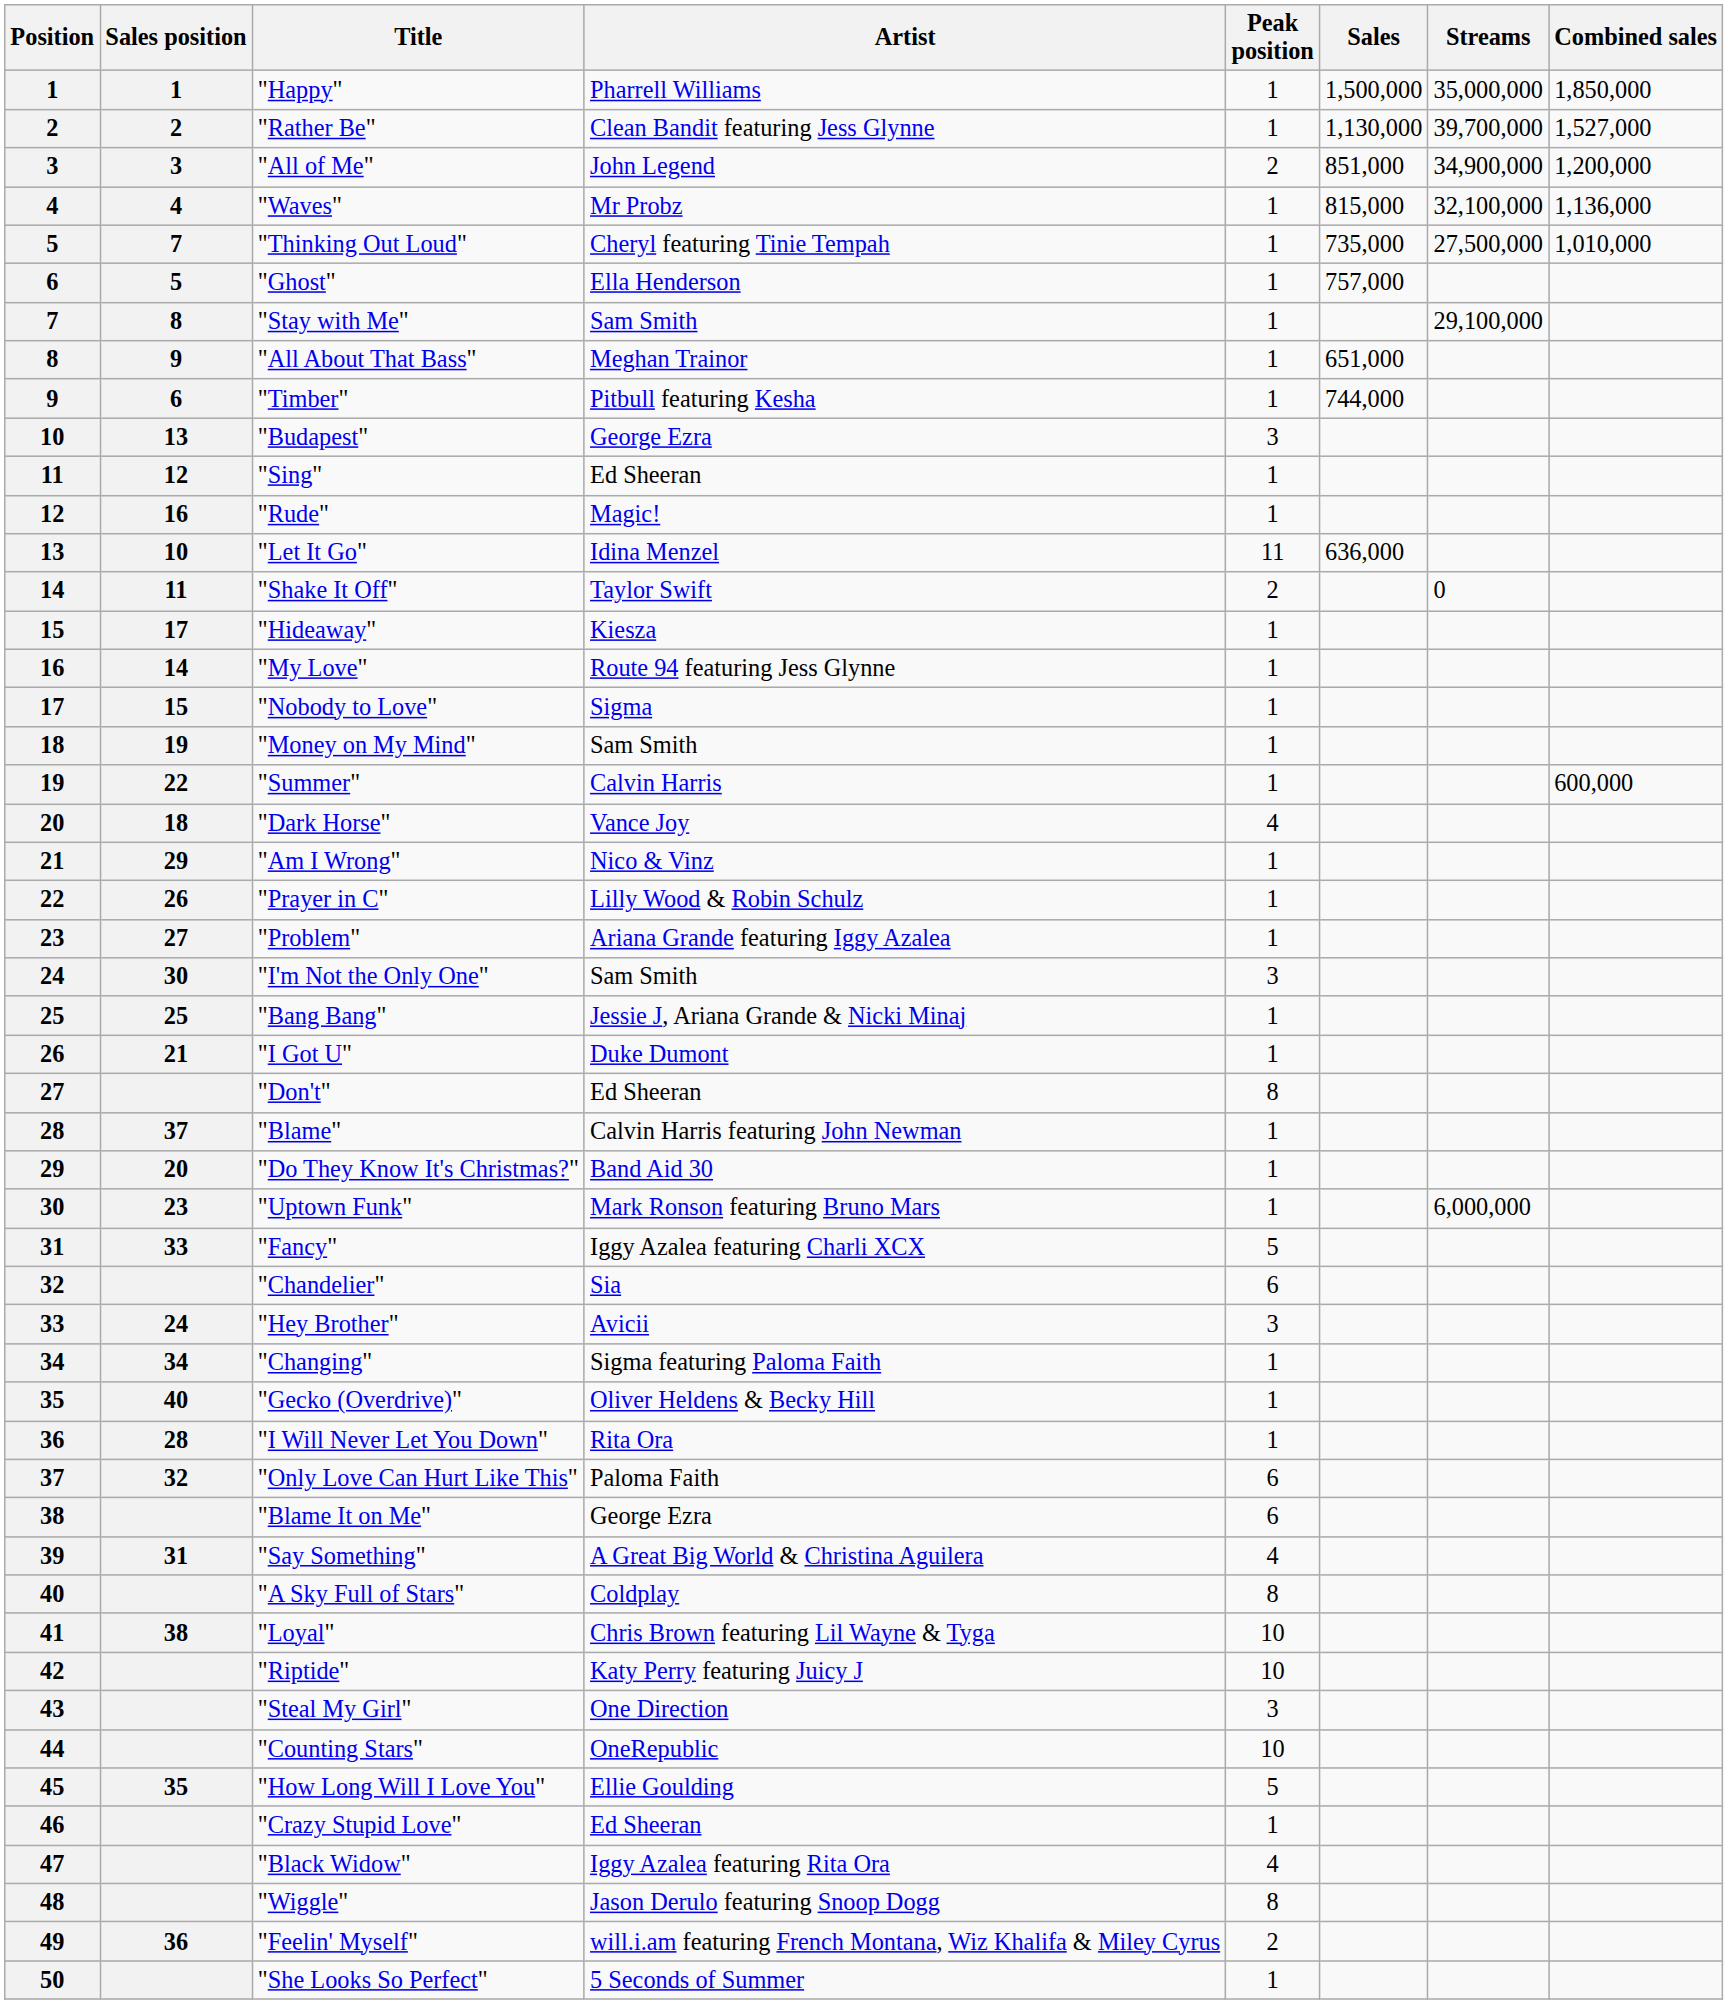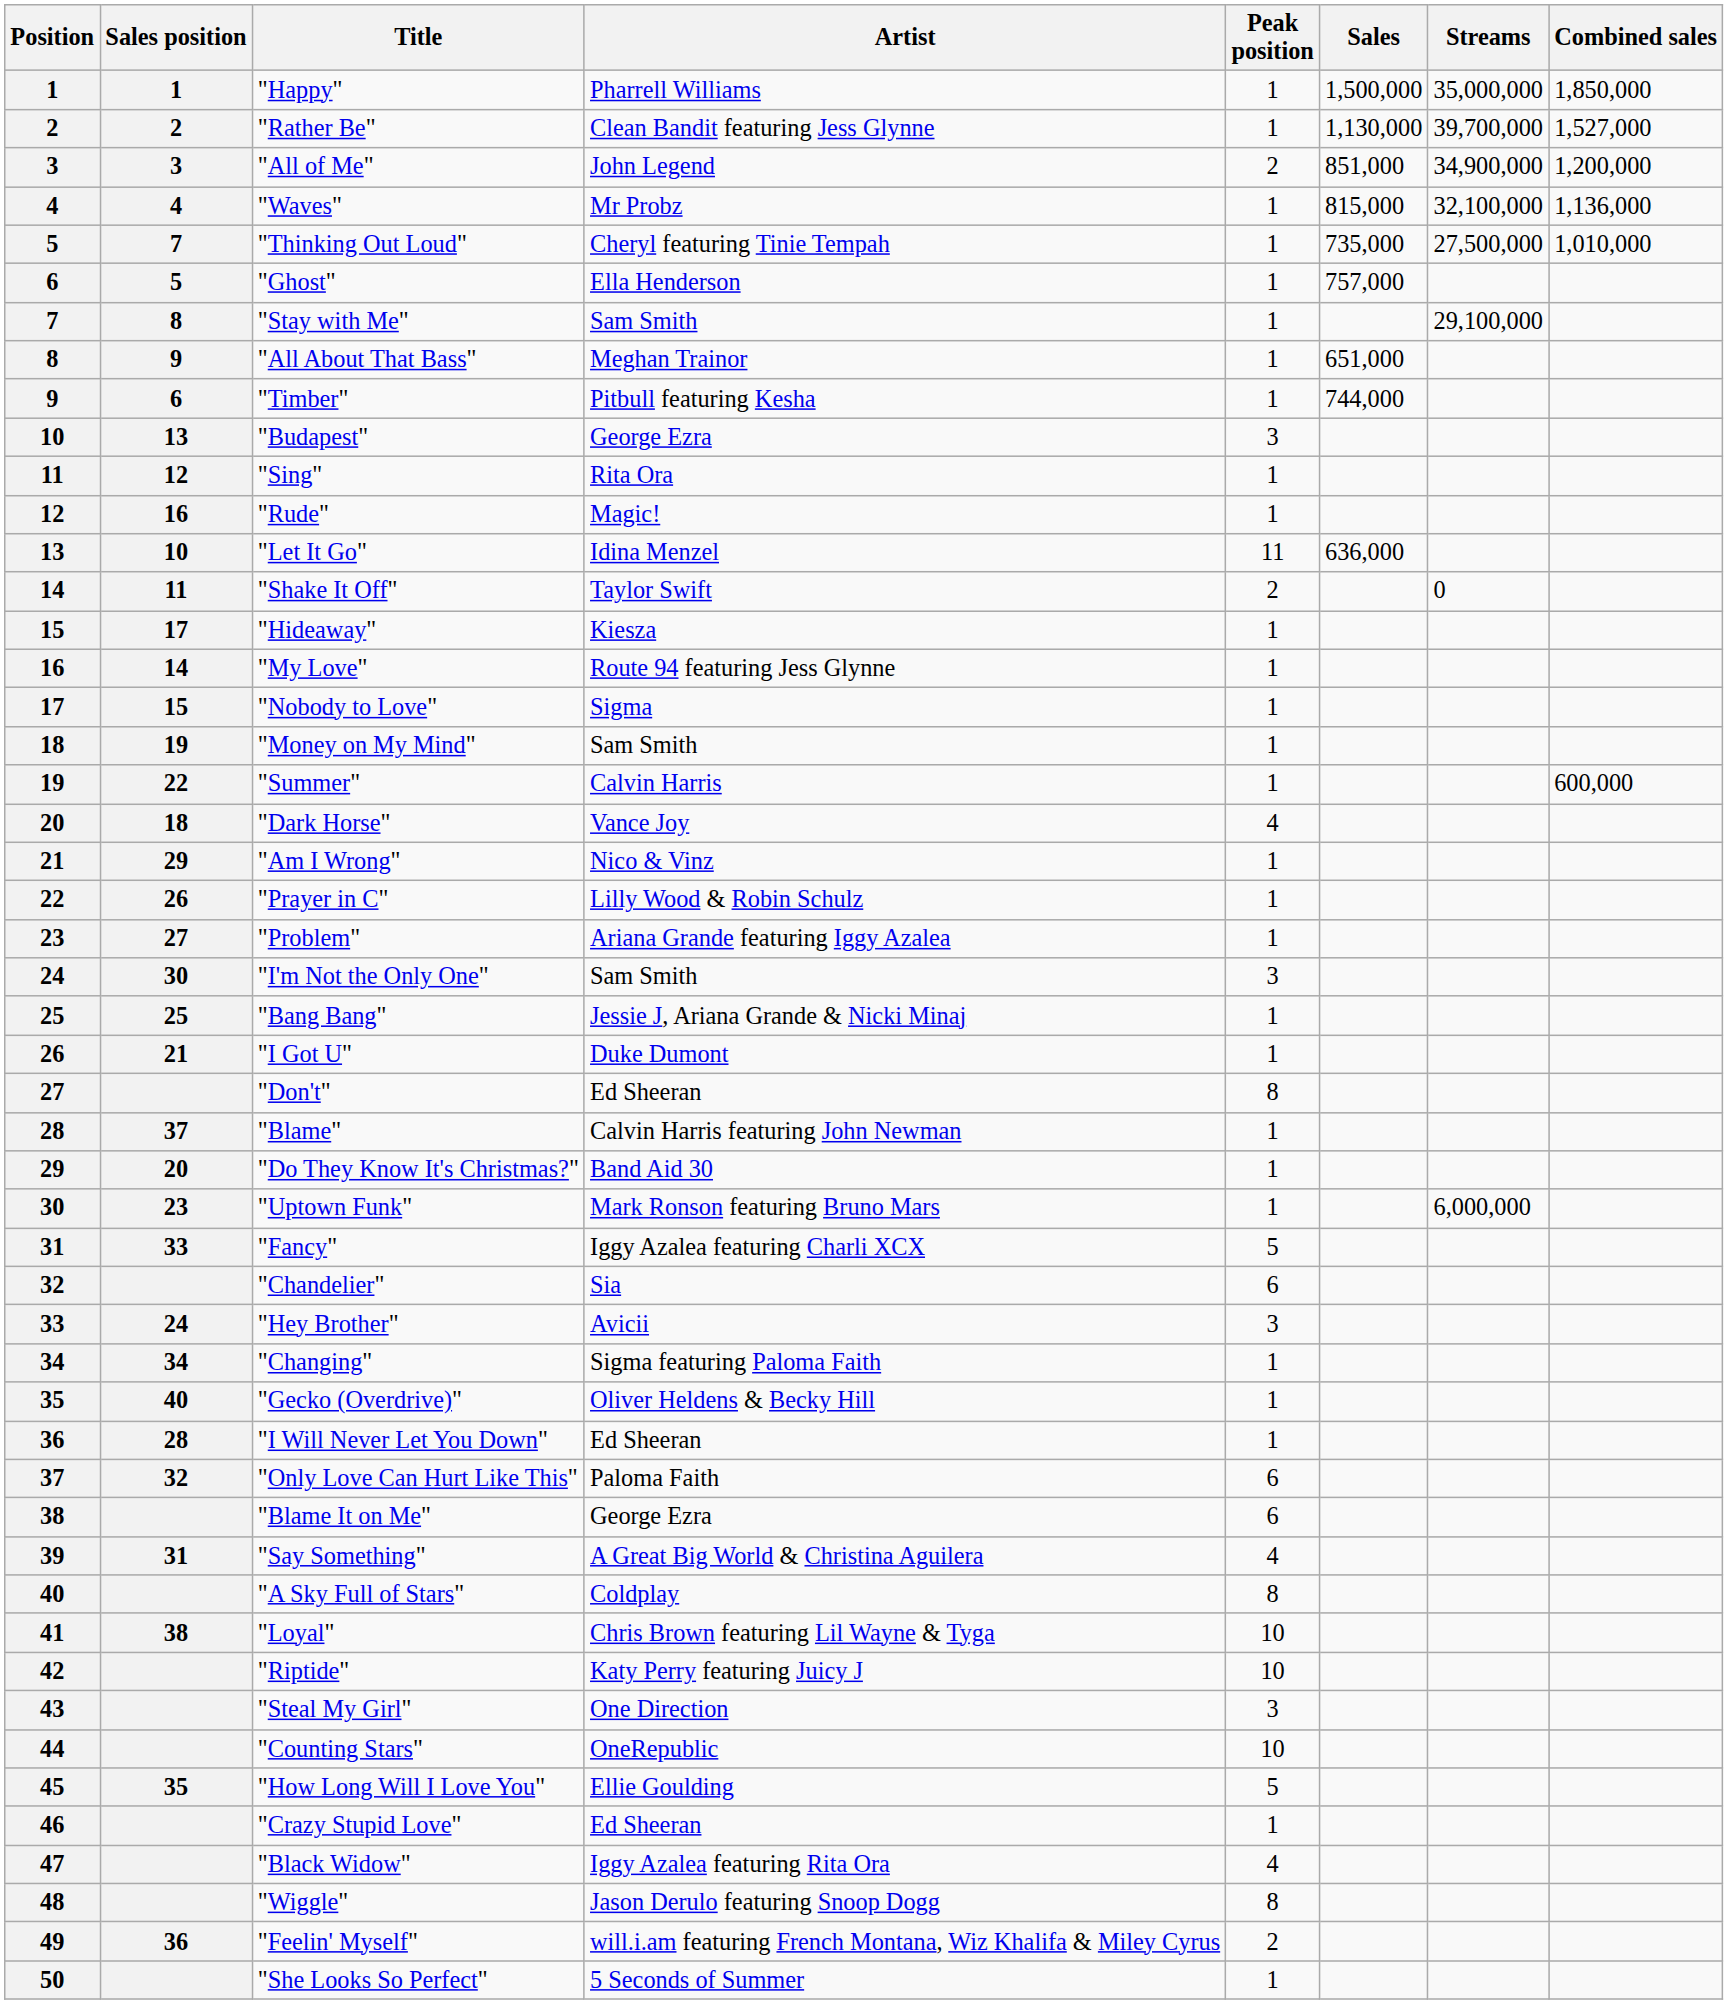(646, 475) Ed Sheeran -> (632, 475) Rita Ora
(632, 1439) Rita Ora -> (646, 1439) Ed Sheeran
